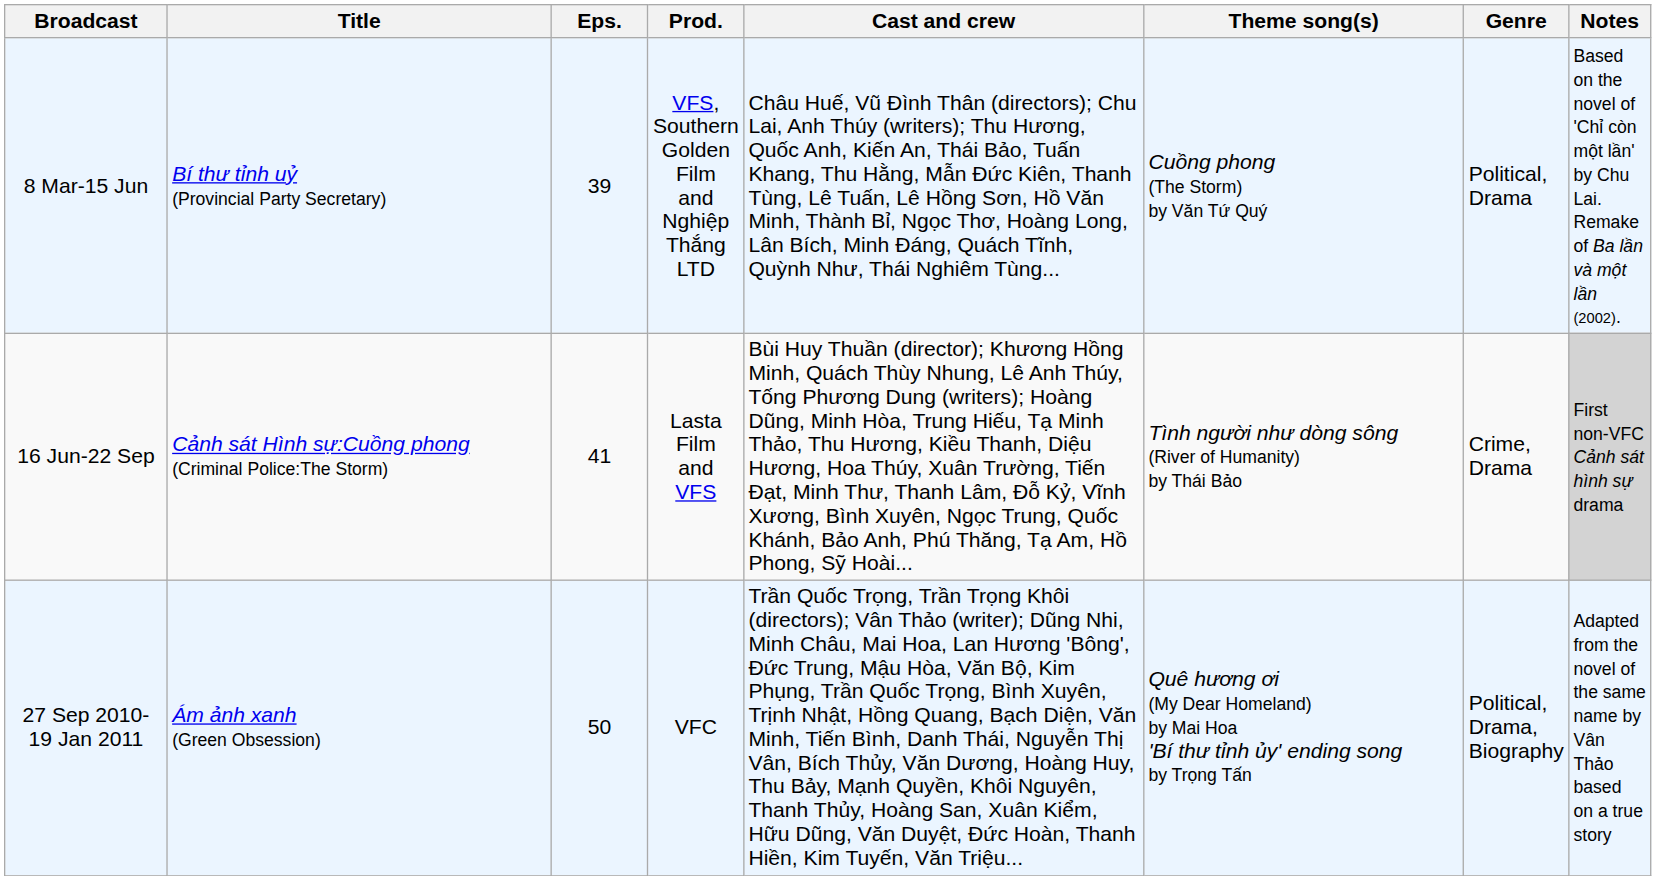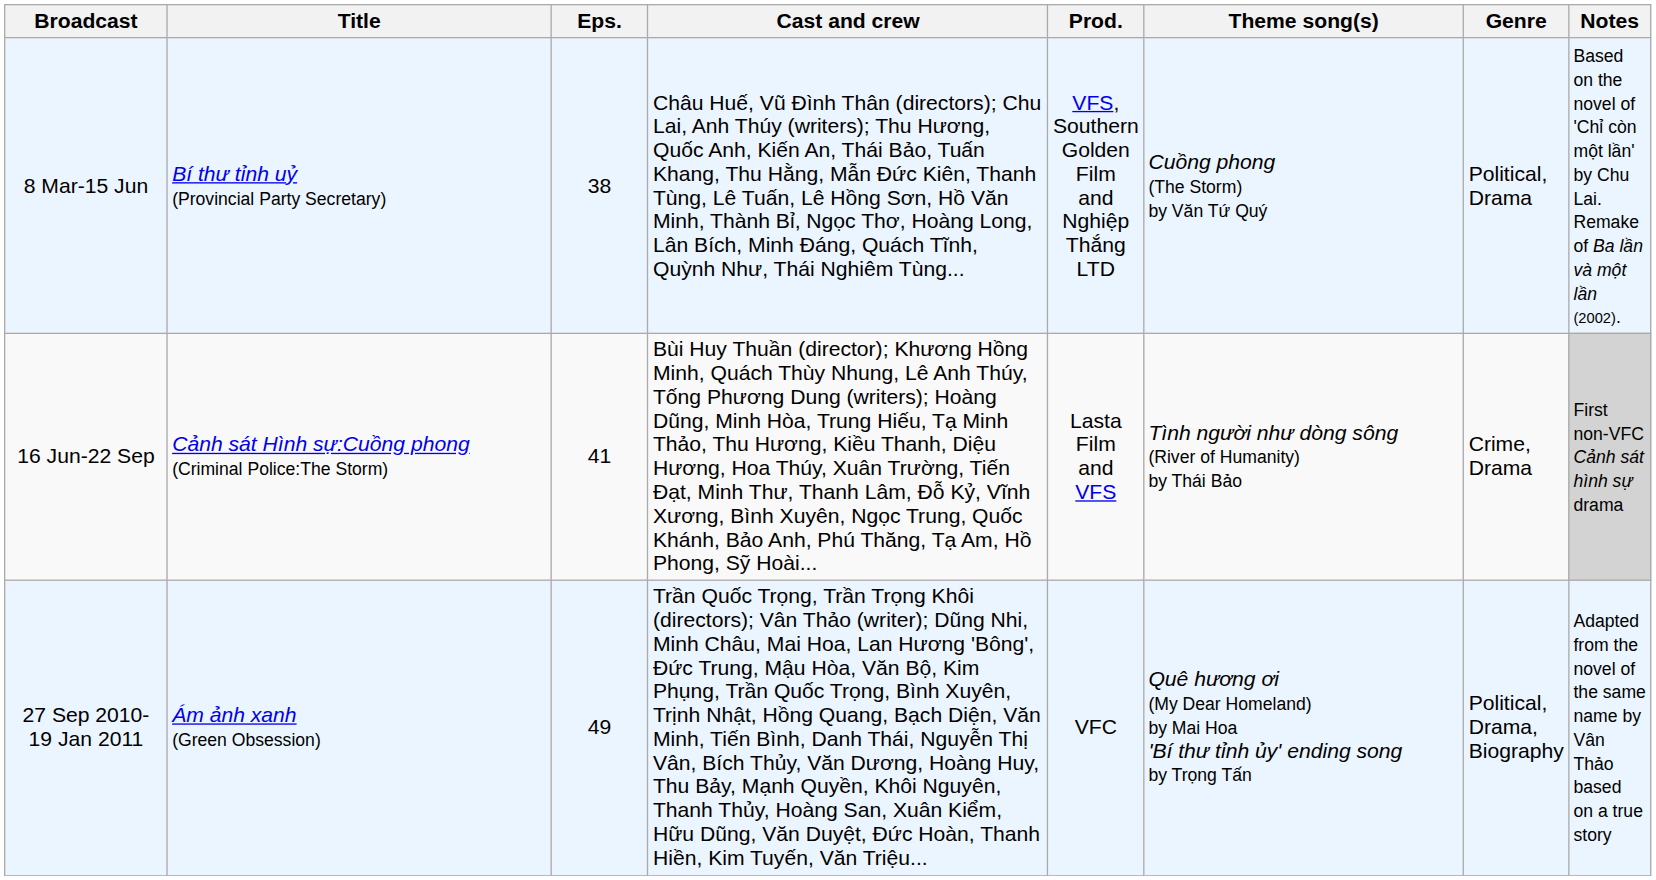columns swapped: (696, 21) <-> (944, 21)
(600, 185) 39 -> (600, 185) 38
(600, 727) 50 -> (600, 727) 49
